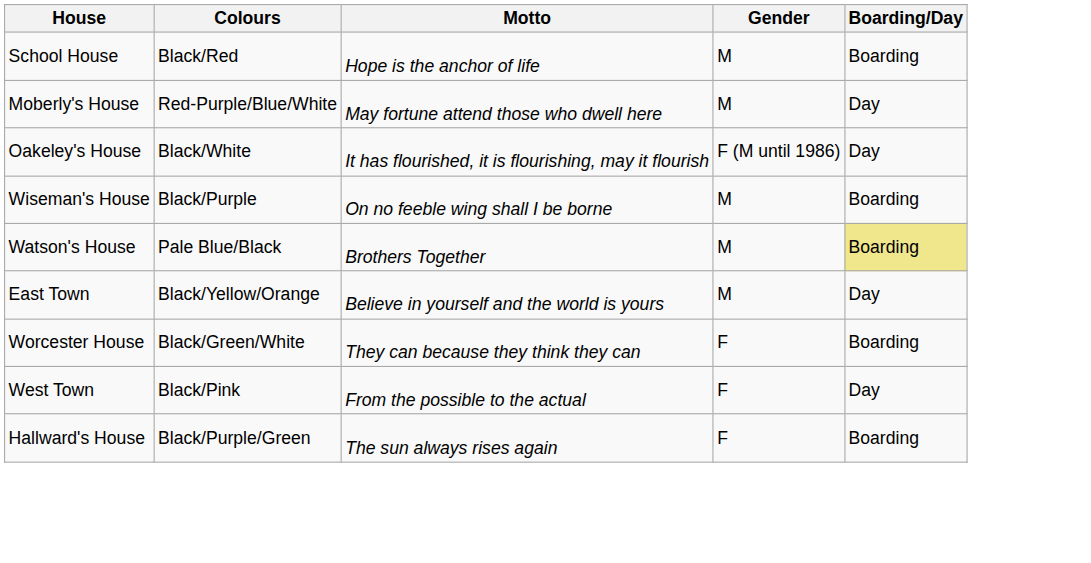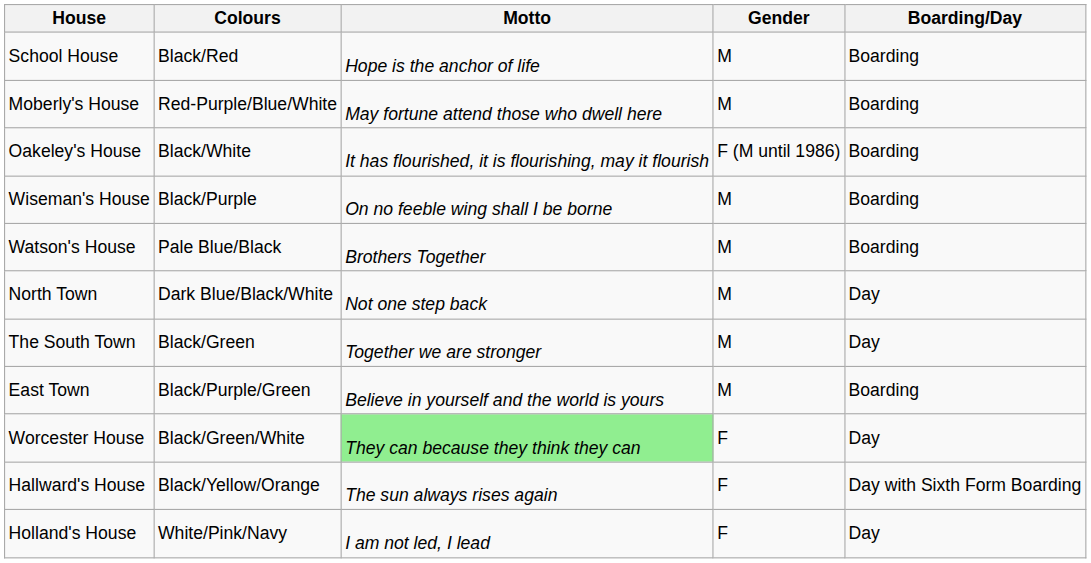(864, 103) Day -> (884, 103) Boarding
(864, 151) Day -> (884, 151) Boarding
(884, 247) khaki background -> (884, 247) no background
+ row: (53, 294)
+ row: (72, 342)
(239, 294) Black/Yellow/Orange -> (234, 390) Black/Purple/Green
(864, 294) Day -> (884, 390) Boarding
(493, 352) no background -> (493, 447) lightgreen background
(884, 342) Boarding -> (864, 437) Day
- row: (51, 390)
(234, 437) Black/Purple/Green -> (239, 485) Black/Yellow/Orange
(884, 437) Boarding -> (965, 485) Day with Sixth Form Boarding
+ row: (72, 533)
